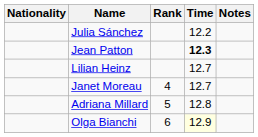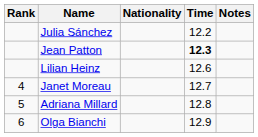columns swapped: (167, 13) <-> (36, 13)
(200, 68) 12.7 -> (200, 68) 12.6
(200, 123) lightyellow background -> (200, 123) no background
